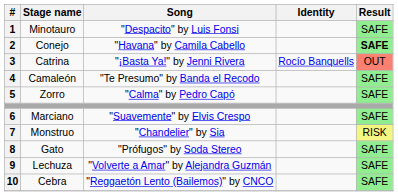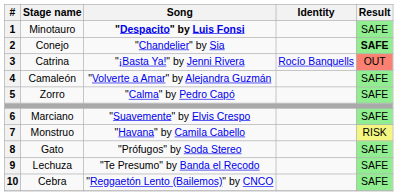(180, 29) normal -> (180, 29) bold
(180, 45) "Havana" by Camila Cabello -> (180, 45) "Chandelier" by Sia
(180, 78) "Te Presumo" by Banda el Recodo -> (180, 78) "Volverte a Amar" by Alejandra Guzmán
(180, 132) "Chandelier" by Sia -> (180, 132) "Havana" by Camila Cabello
(180, 165) "Volverte a Amar" by Alejandra Guzmán -> (180, 165) "Te Presumo" by Banda el Recodo
